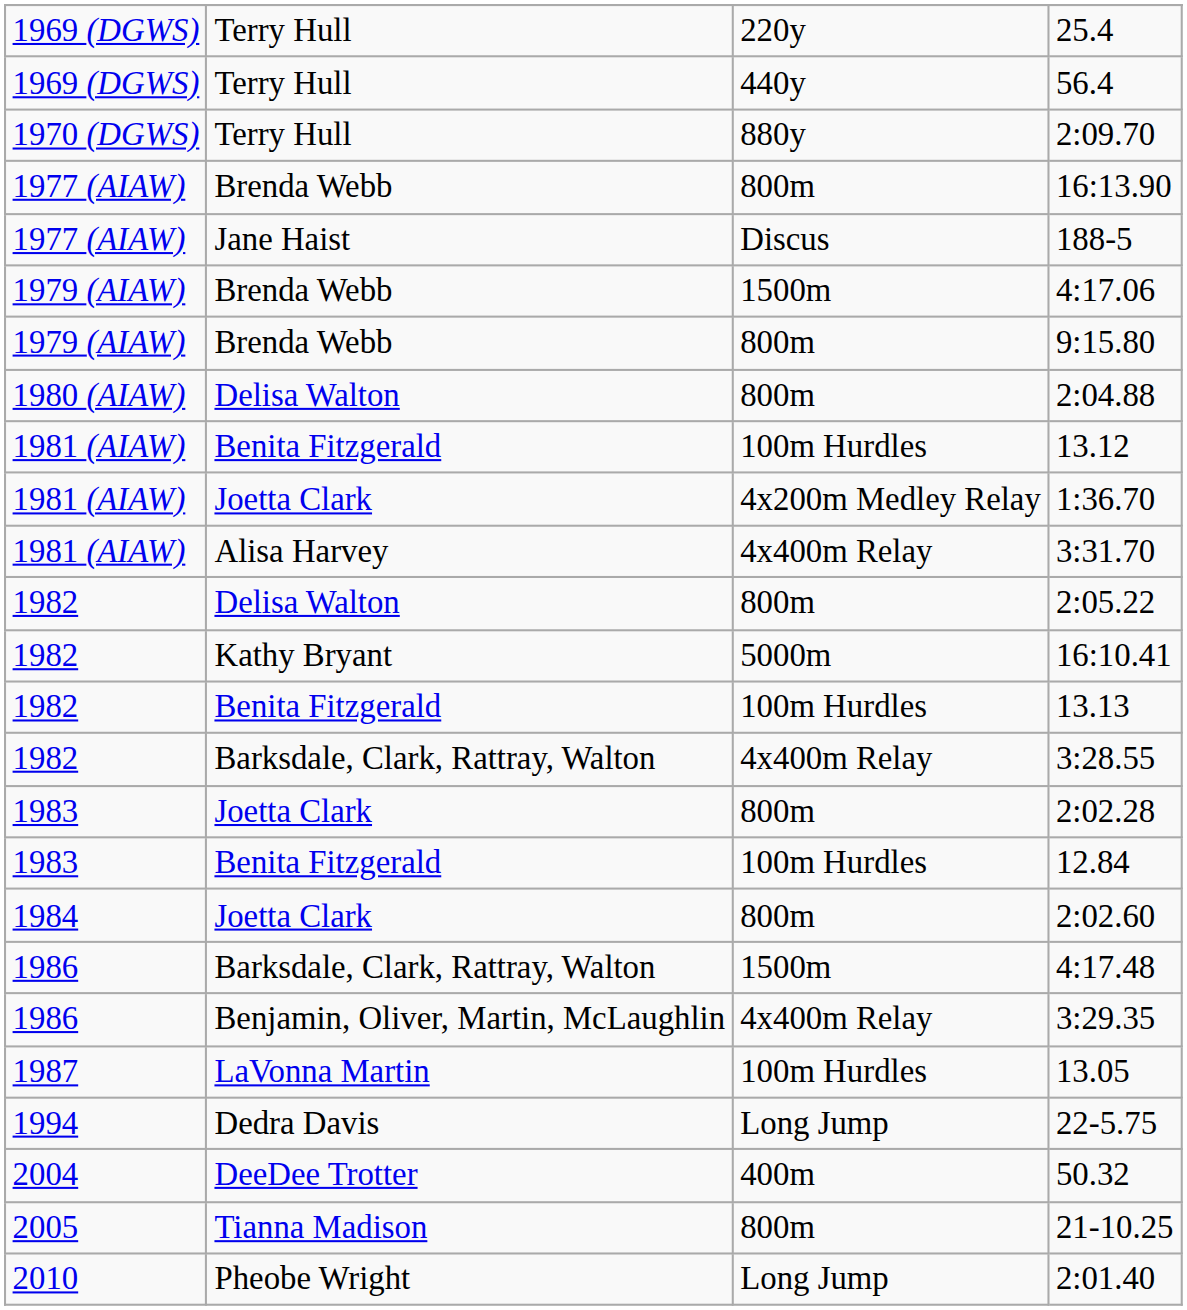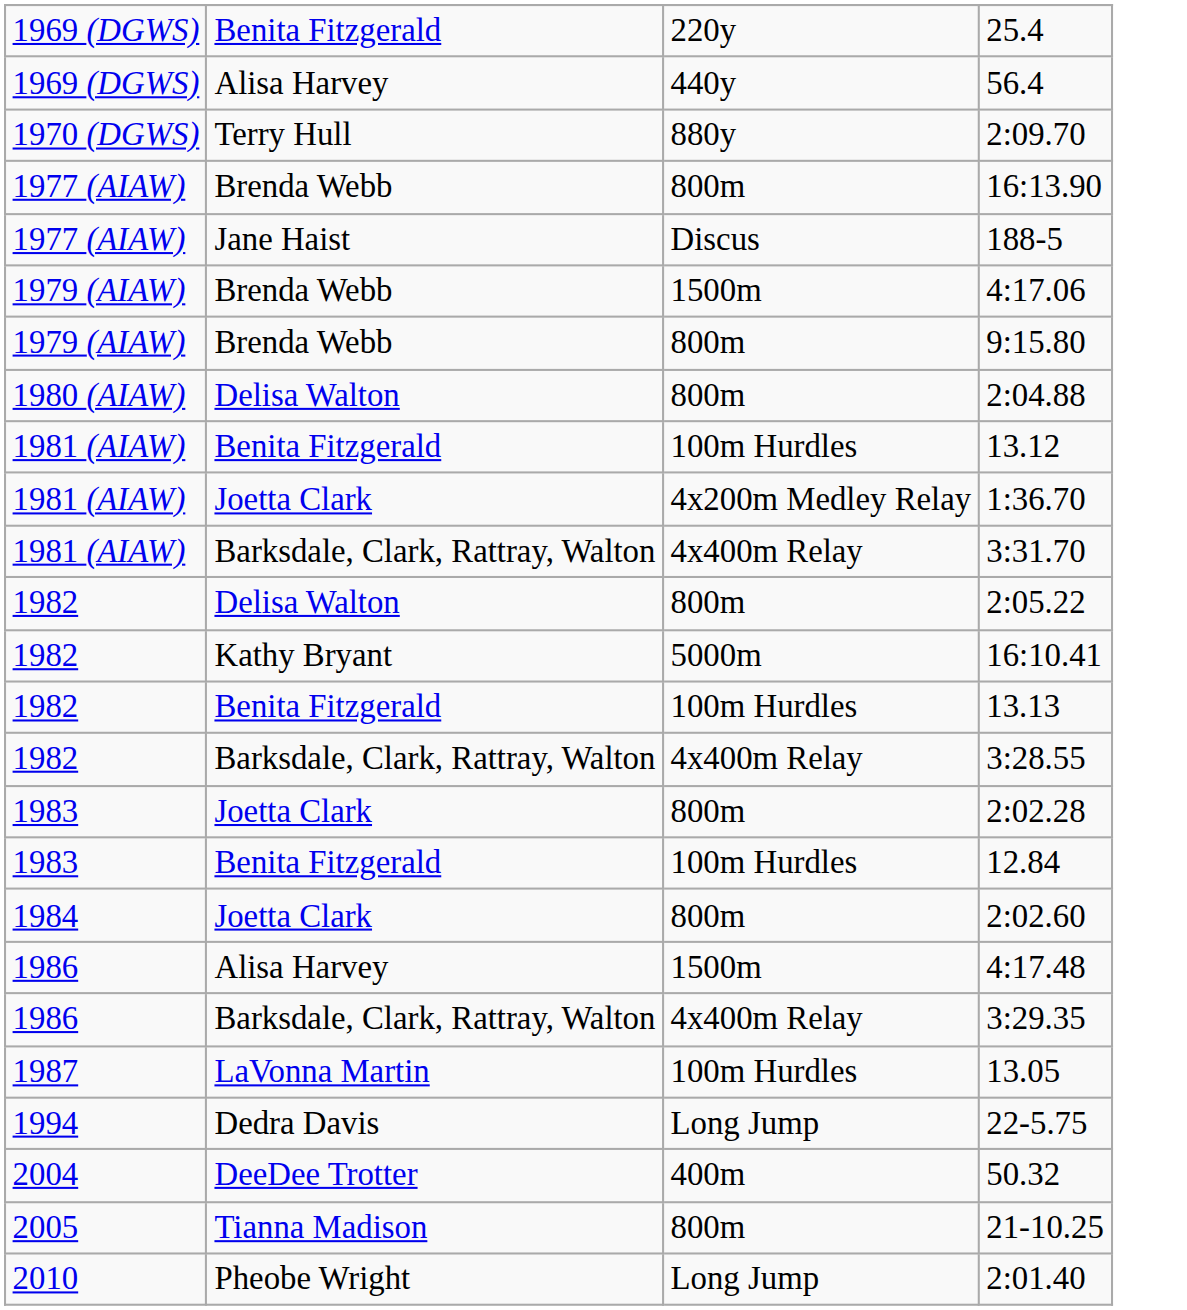(283, 30) Terry Hull -> (328, 30) Benita Fitzgerald
(283, 82) Terry Hull -> (301, 82) Alisa Harvey
(301, 550) Alisa Harvey -> (435, 550) Barksdale, Clark, Rattray, Walton
(435, 966) Barksdale, Clark, Rattray, Walton -> (301, 966) Alisa Harvey
(470, 1018) Benjamin, Oliver, Martin, McLaughlin -> (435, 1018) Barksdale, Clark, Rattray, Walton
